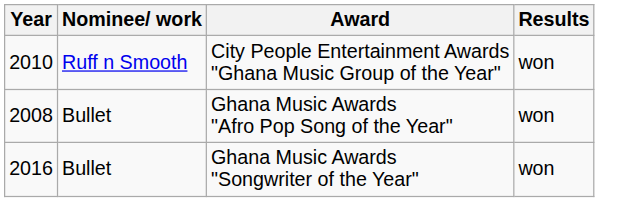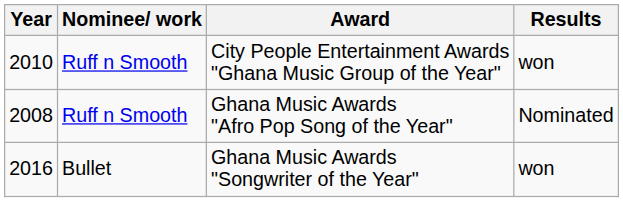(87, 115) Bullet -> (125, 115) Ruff n Smooth
(536, 115) won -> (566, 115) Nominated
